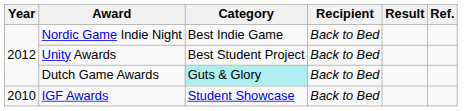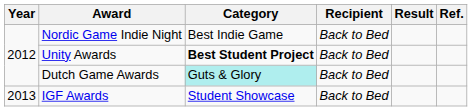(246, 55) normal -> (251, 55) bold
(22, 95) 2010 -> (22, 95) 2013
